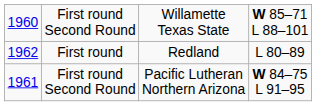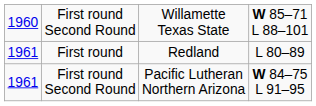(23, 52) 1962 -> (23, 52) 1961
